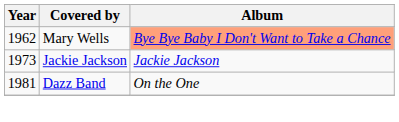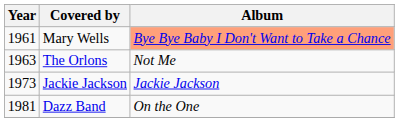(22, 38) 1962 -> (22, 38) 1961
+ row: (75, 60)
